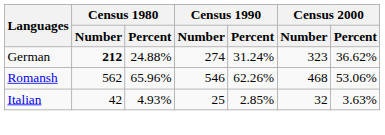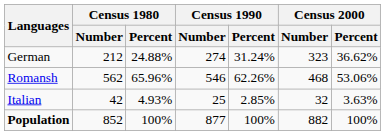(112, 57) bold -> (113, 57) normal
+ row: (38, 120)
